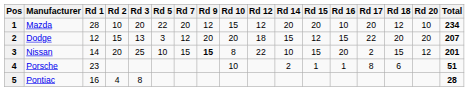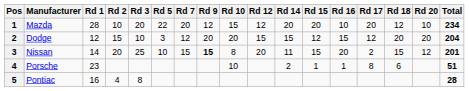(140, 39) 13 -> (140, 39) 10
(261, 39) 18 -> (261, 39) 15
(371, 39) 22 -> (371, 39) 12
(452, 39) 207 -> (452, 39) 204
(261, 52) 22 -> (261, 52) 20
(288, 52) 10 -> (288, 52) 11
